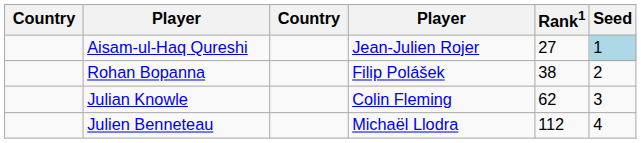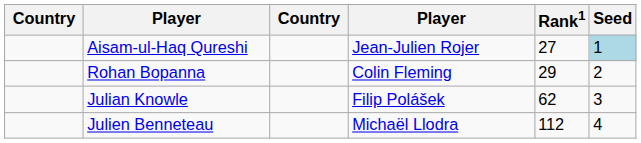(398, 73) Filip Polášek -> (402, 73) Colin Fleming
(547, 73) 38 -> (547, 73) 29
(402, 99) Colin Fleming -> (398, 99) Filip Polášek
